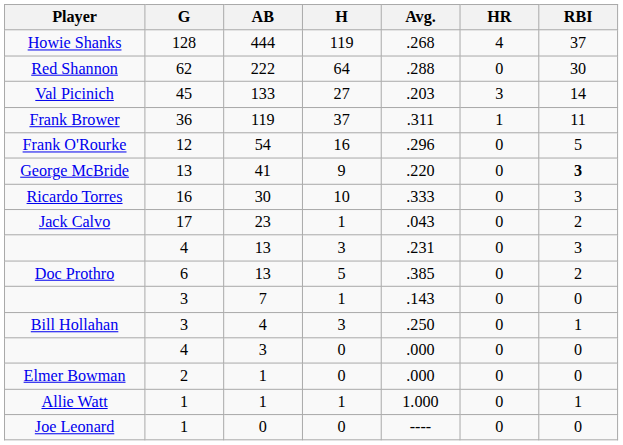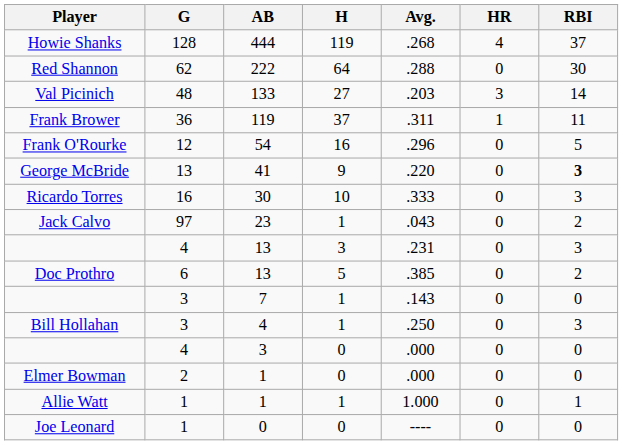(184, 94) 45 -> (184, 94) 48
(184, 222) 17 -> (184, 222) 97
(342, 324) 3 -> (342, 324) 1
(578, 324) 1 -> (578, 324) 3
